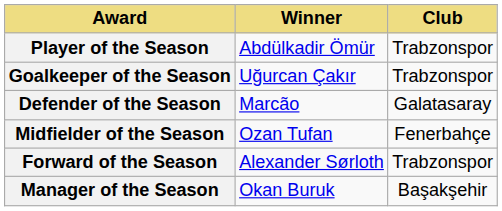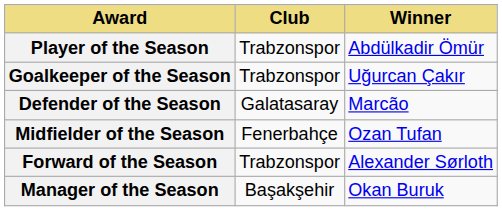columns swapped: (311, 18) <-> (443, 18)
